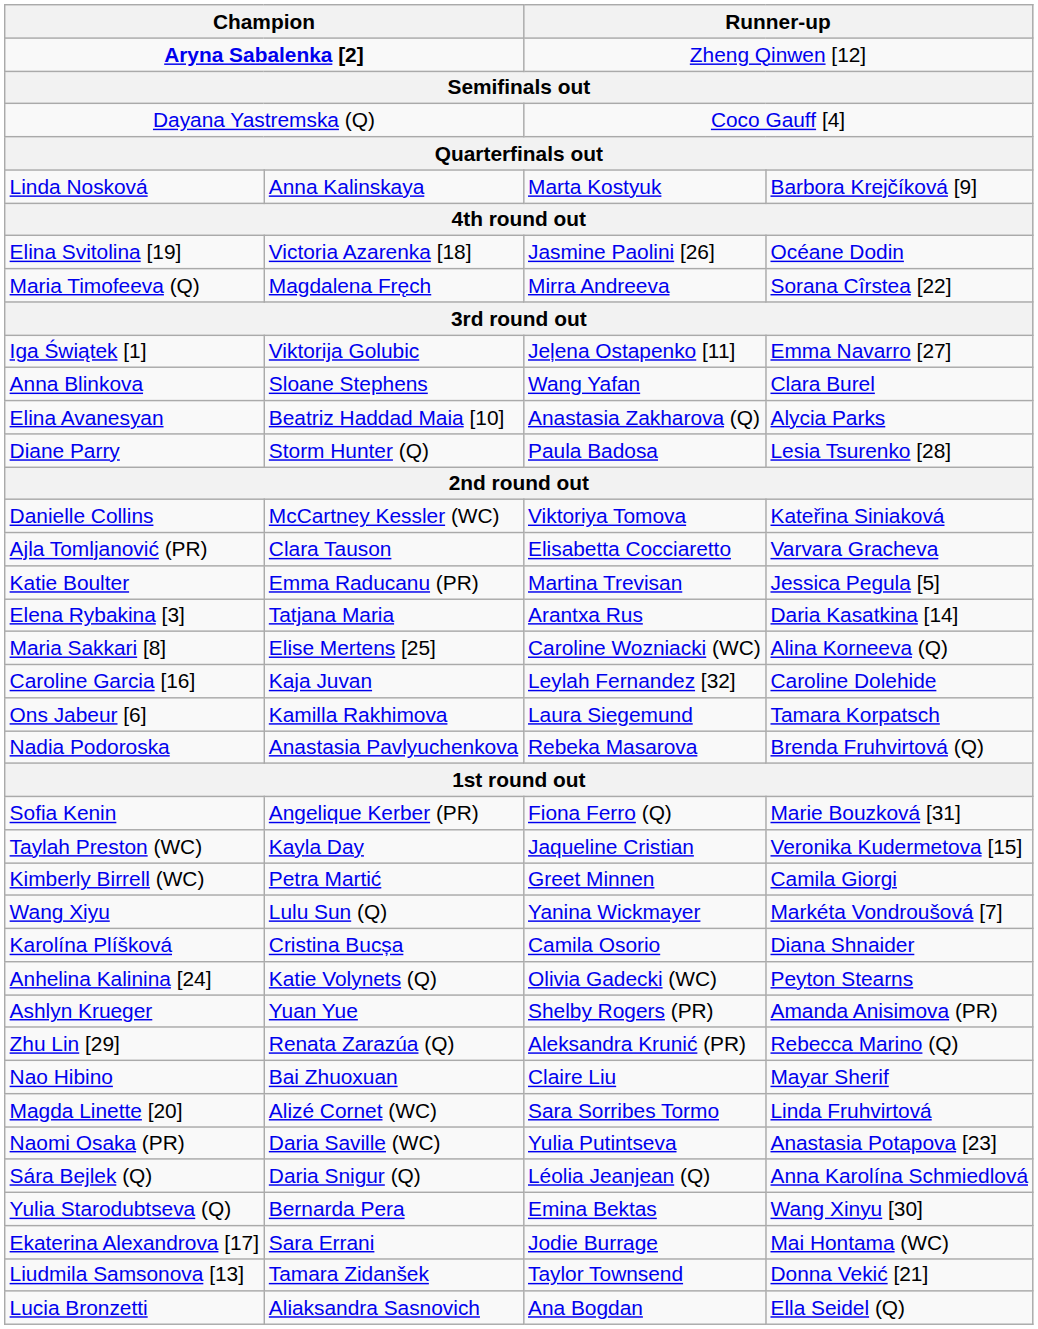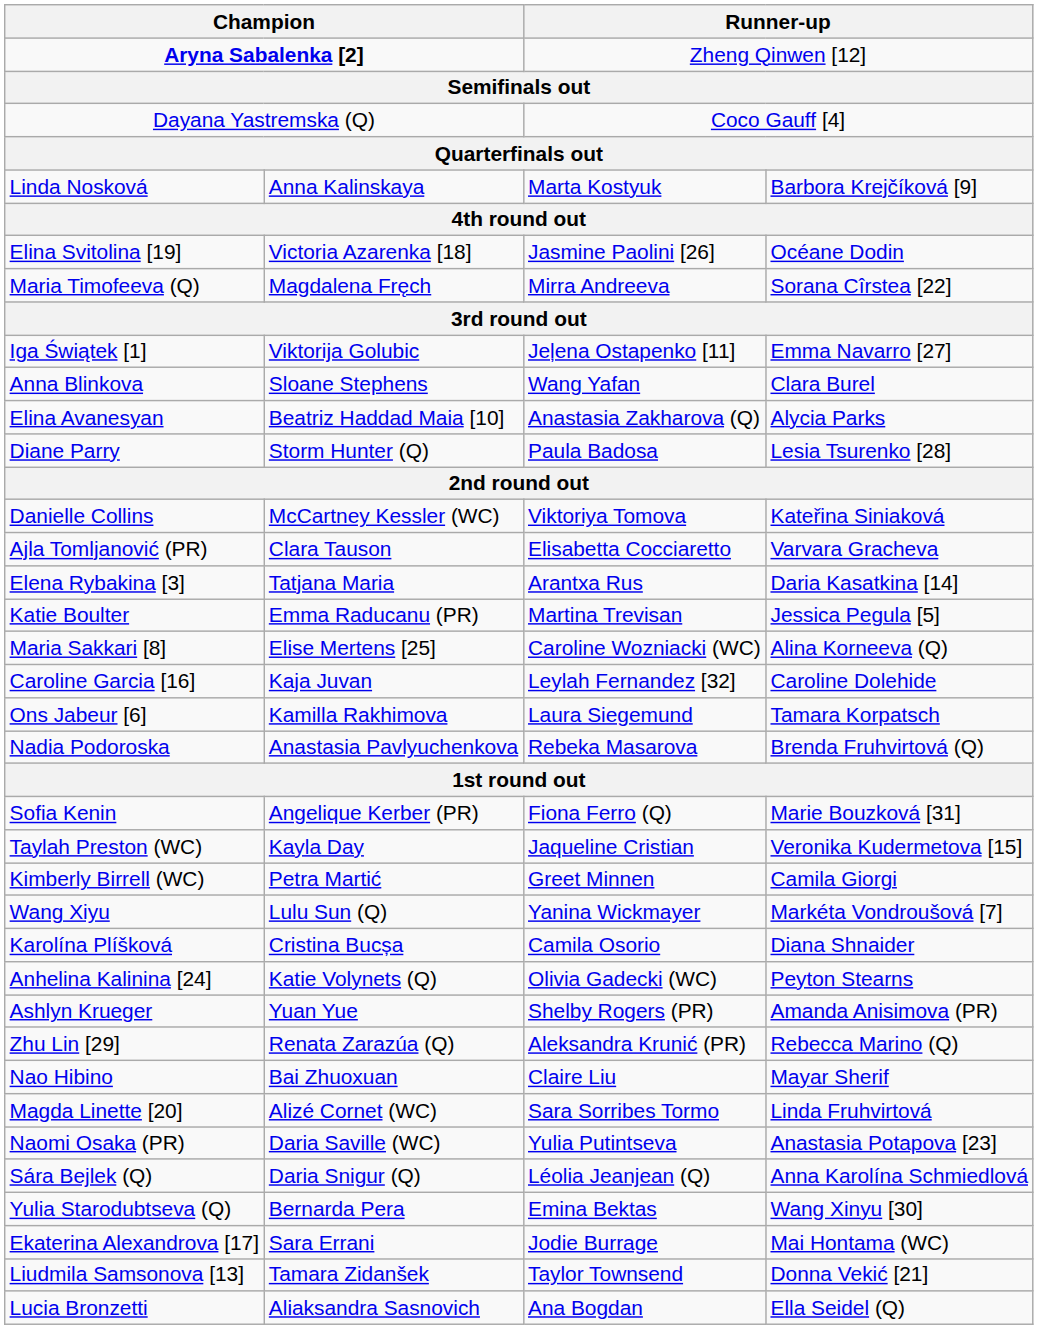rows swapped: (97, 615) <-> (69, 582)
